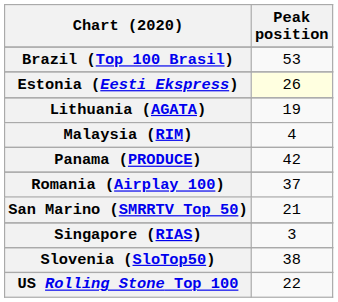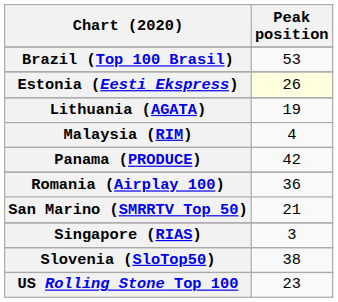(292, 185) 37 -> (292, 185) 36
(292, 285) 22 -> (292, 285) 23
